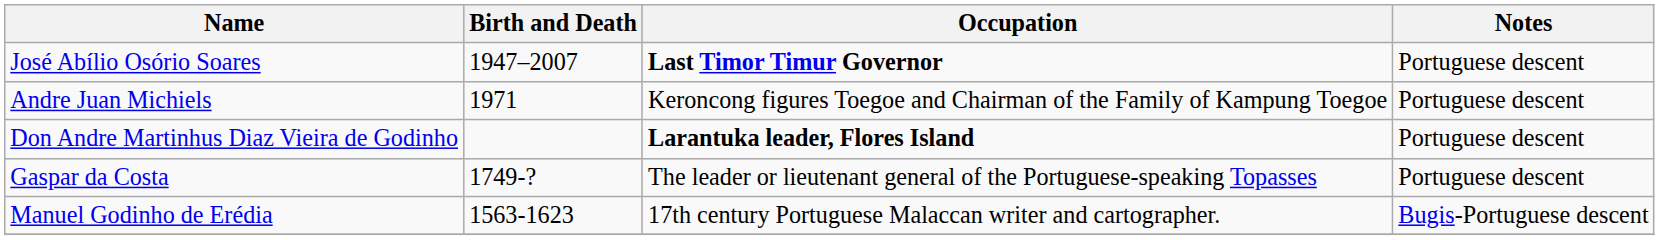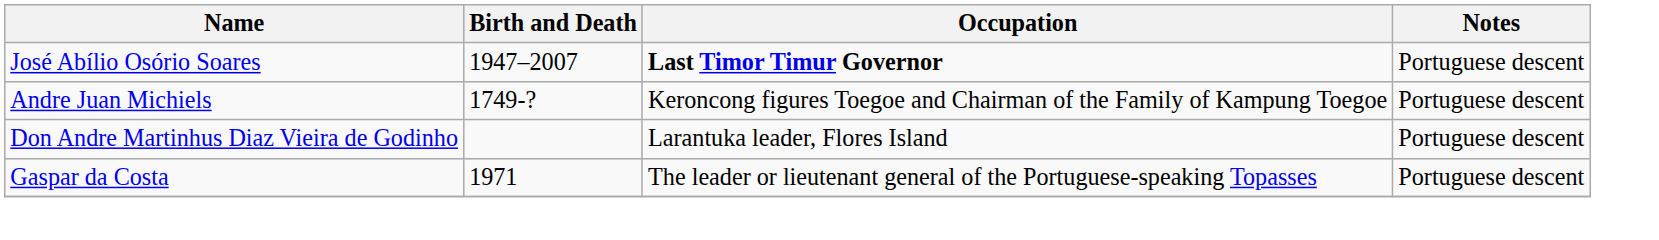(493, 100) 1971 -> (503, 100) 1749-?
(811, 138) bold -> (798, 138) normal
(503, 176) 1749-? -> (493, 176) 1971
- row: (141, 215)
